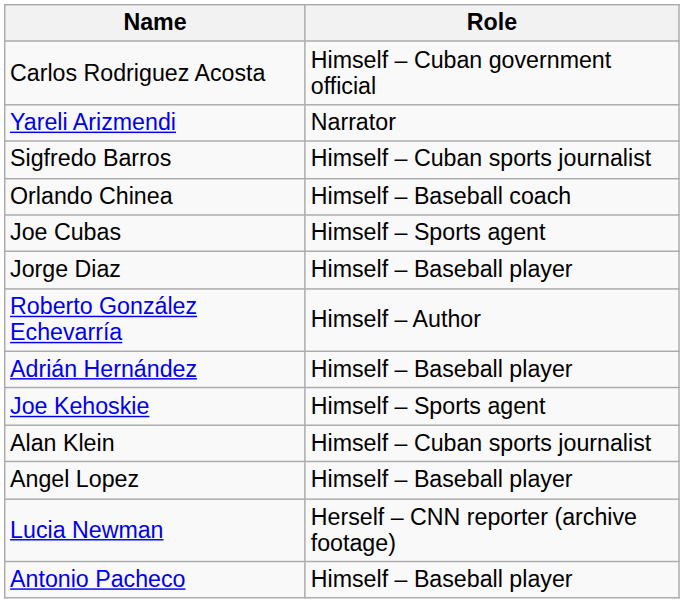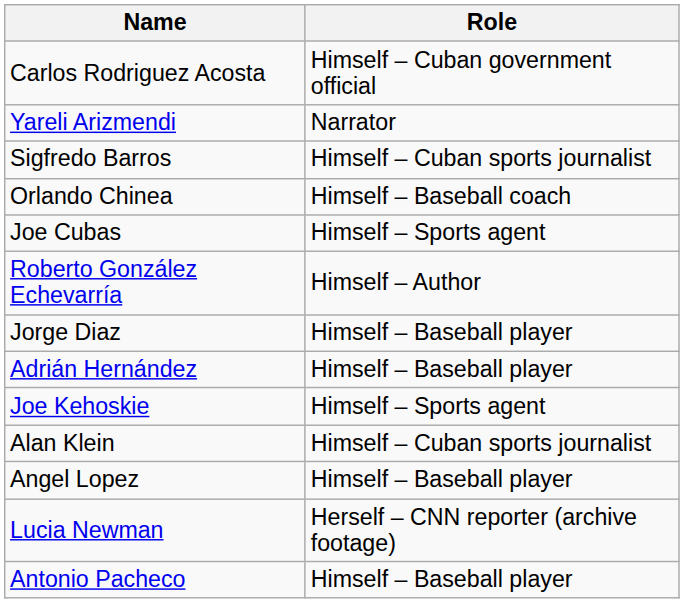rows swapped: (66, 269) <-> (104, 319)
